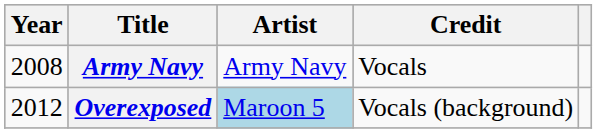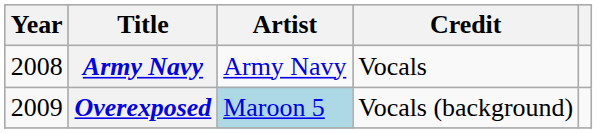(37, 107) 2012 -> (37, 107) 2009
